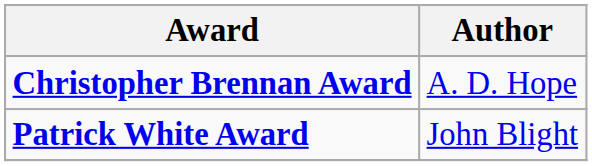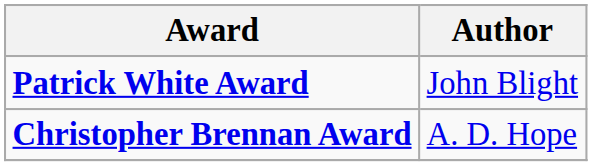rows swapped: (212, 82) <-> (161, 133)
